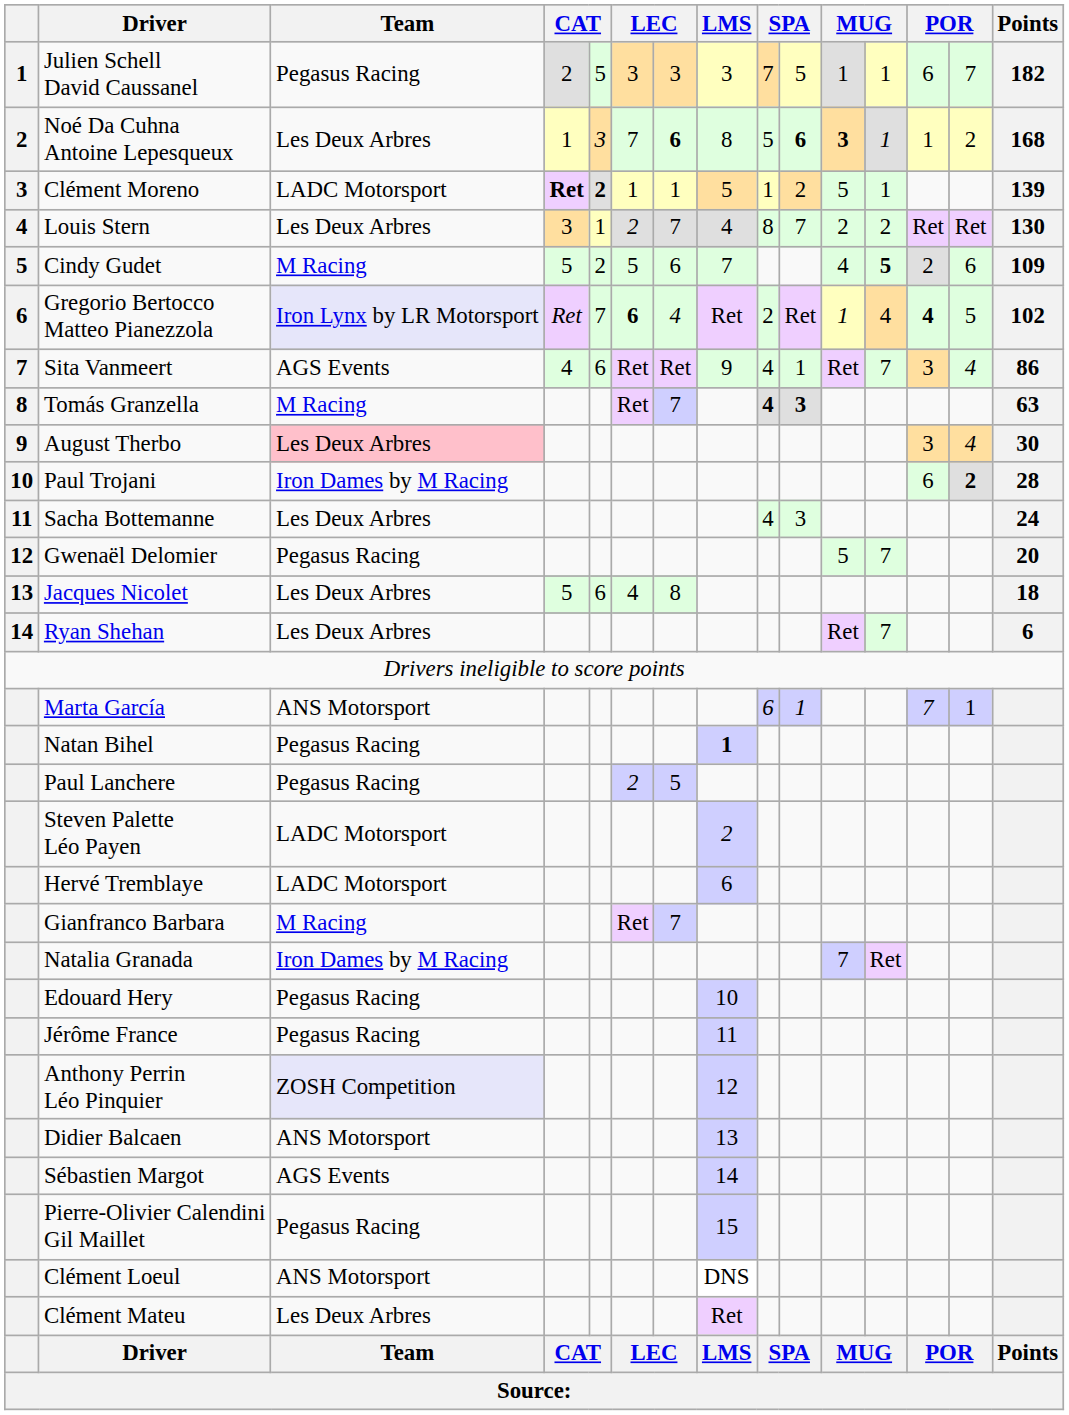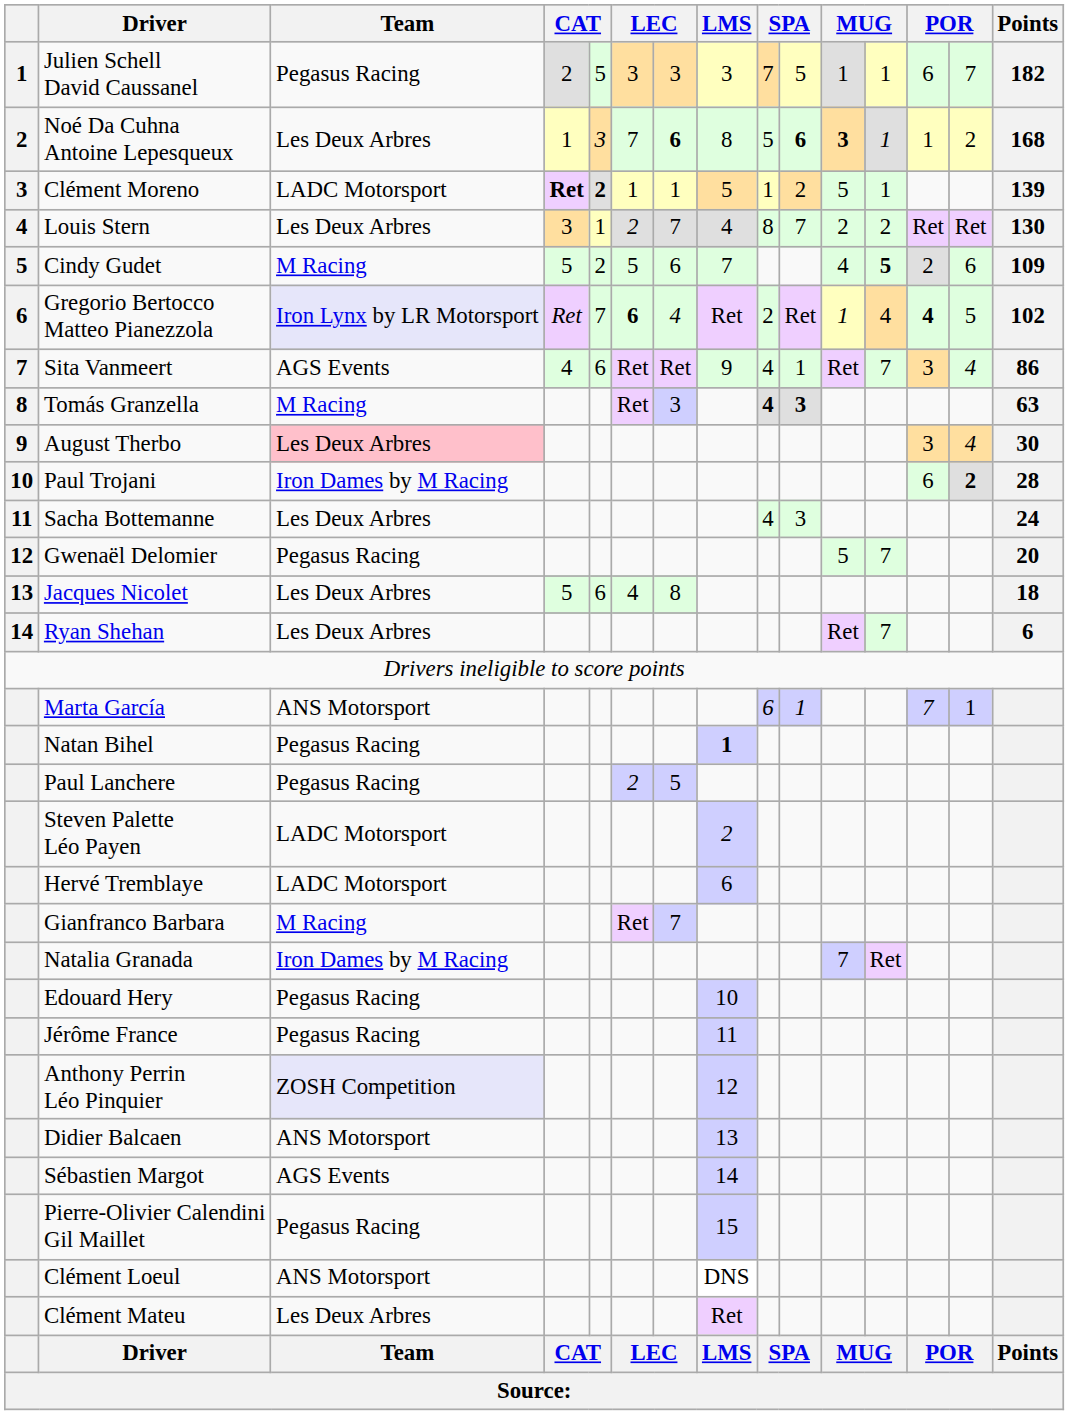(675, 405) 7 -> (675, 405) 3
